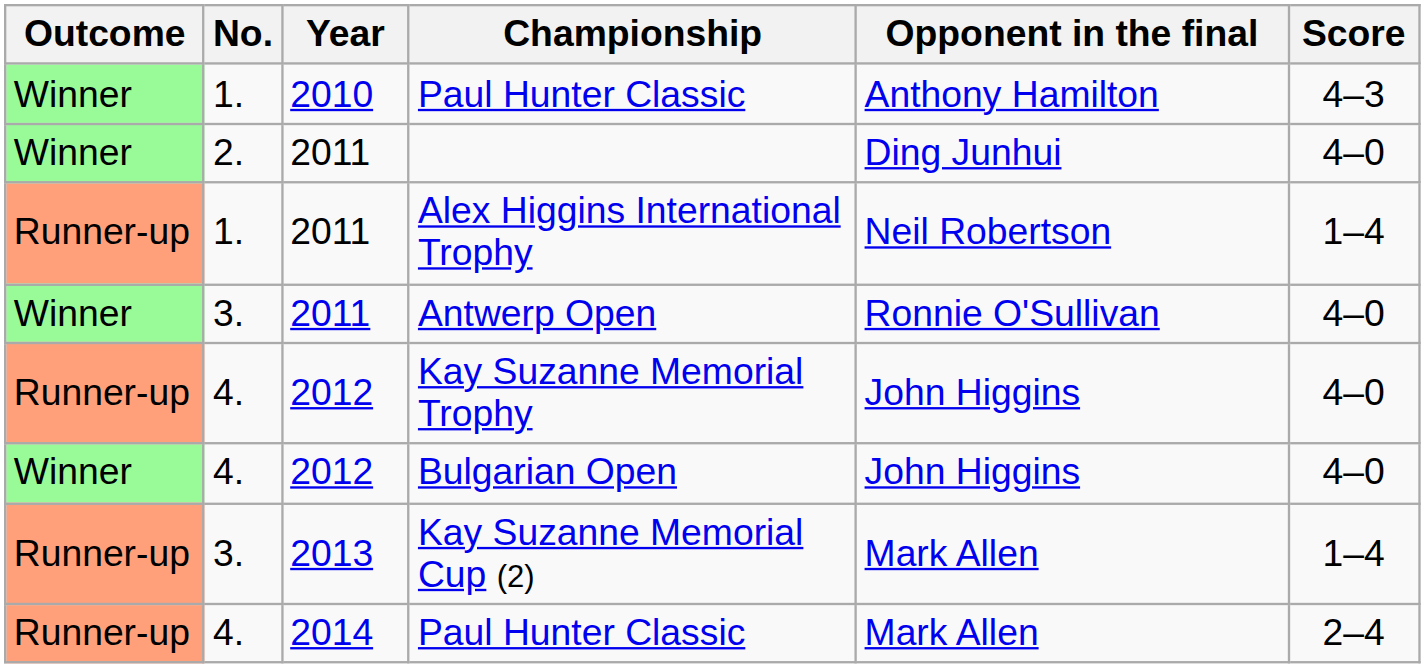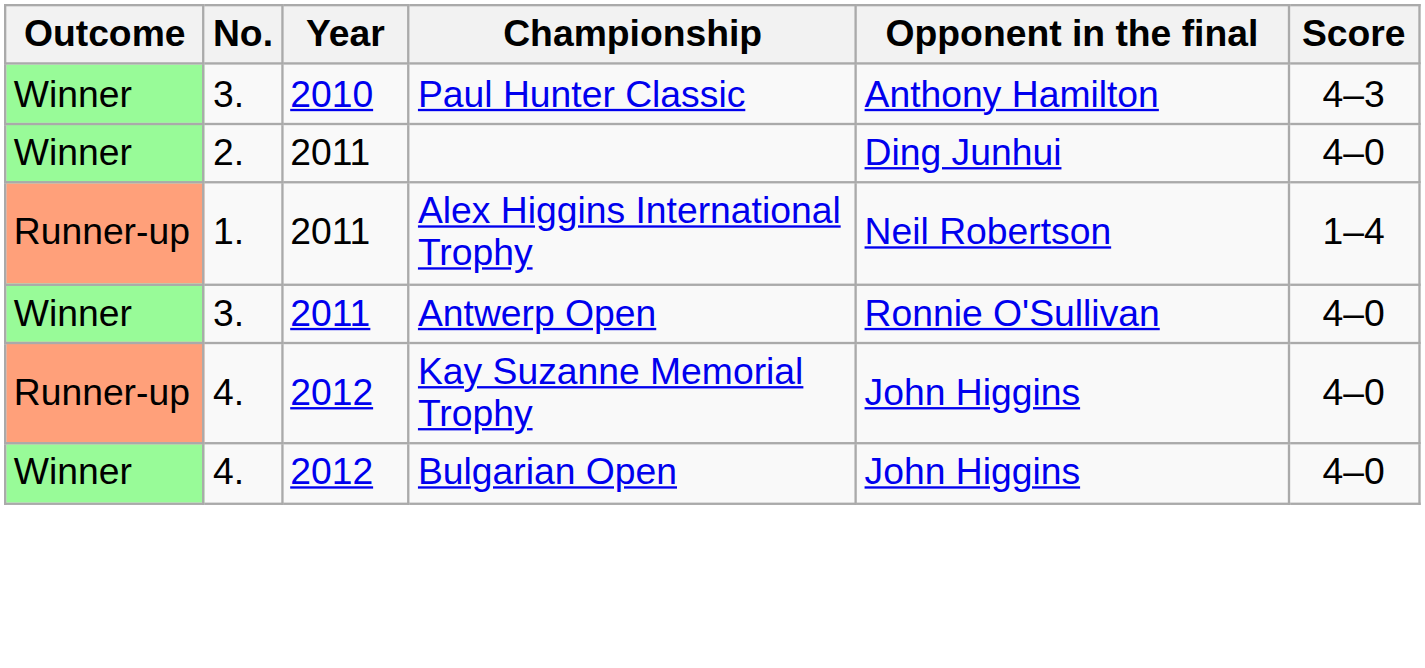(228, 93) 1. -> (228, 93) 3.
- row: (332, 552)
- row: (332, 632)
